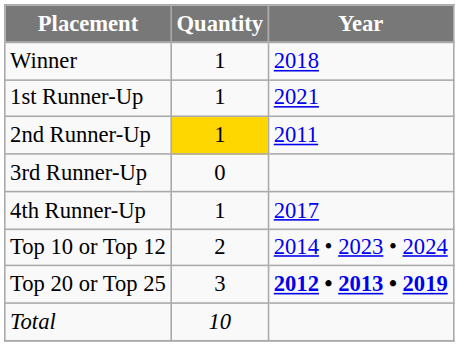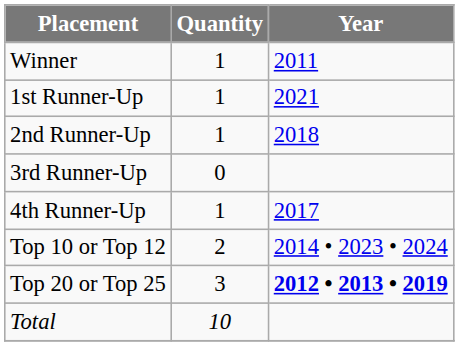(296, 60) 2018 -> (296, 60) 2011
(220, 135) gold background -> (220, 135) no background
(296, 135) 2011 -> (296, 135) 2018
